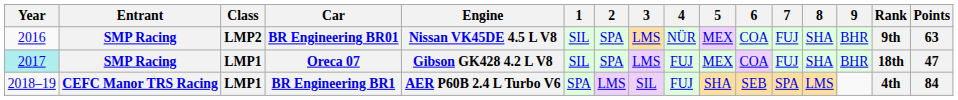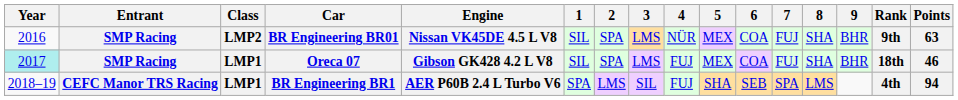(932, 60) 47 -> (932, 60) 46
(932, 83) 84 -> (932, 83) 94
